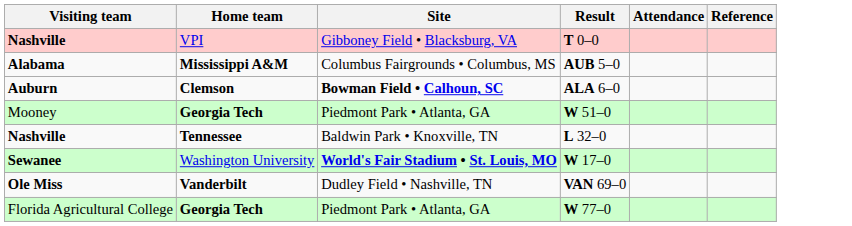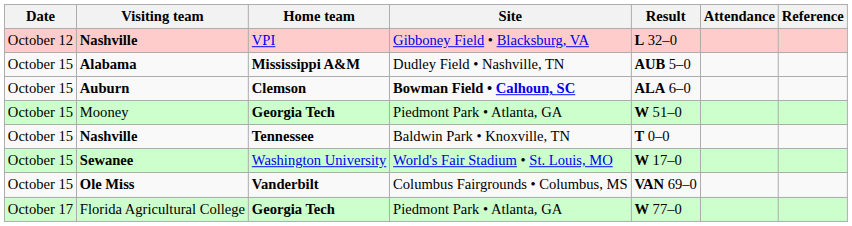+ column: (40, 16)
(581, 40) T 0–0 -> (656, 40) L 32–0
(438, 64) Columbus Fairgrounds • Columbus, MS -> (479, 64) Dudley Field • Nashville, TN
(585, 137) L 32–0 -> (652, 137) T 0–0
(439, 161) bold -> (503, 161) normal
(407, 185) Dudley Field • Nashville, TN -> (510, 185) Columbus Fairgrounds • Columbus, MS
